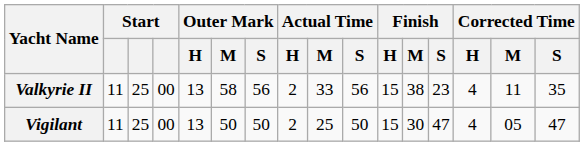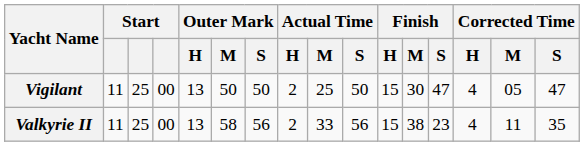rows swapped: (54, 124) <-> (54, 90)
